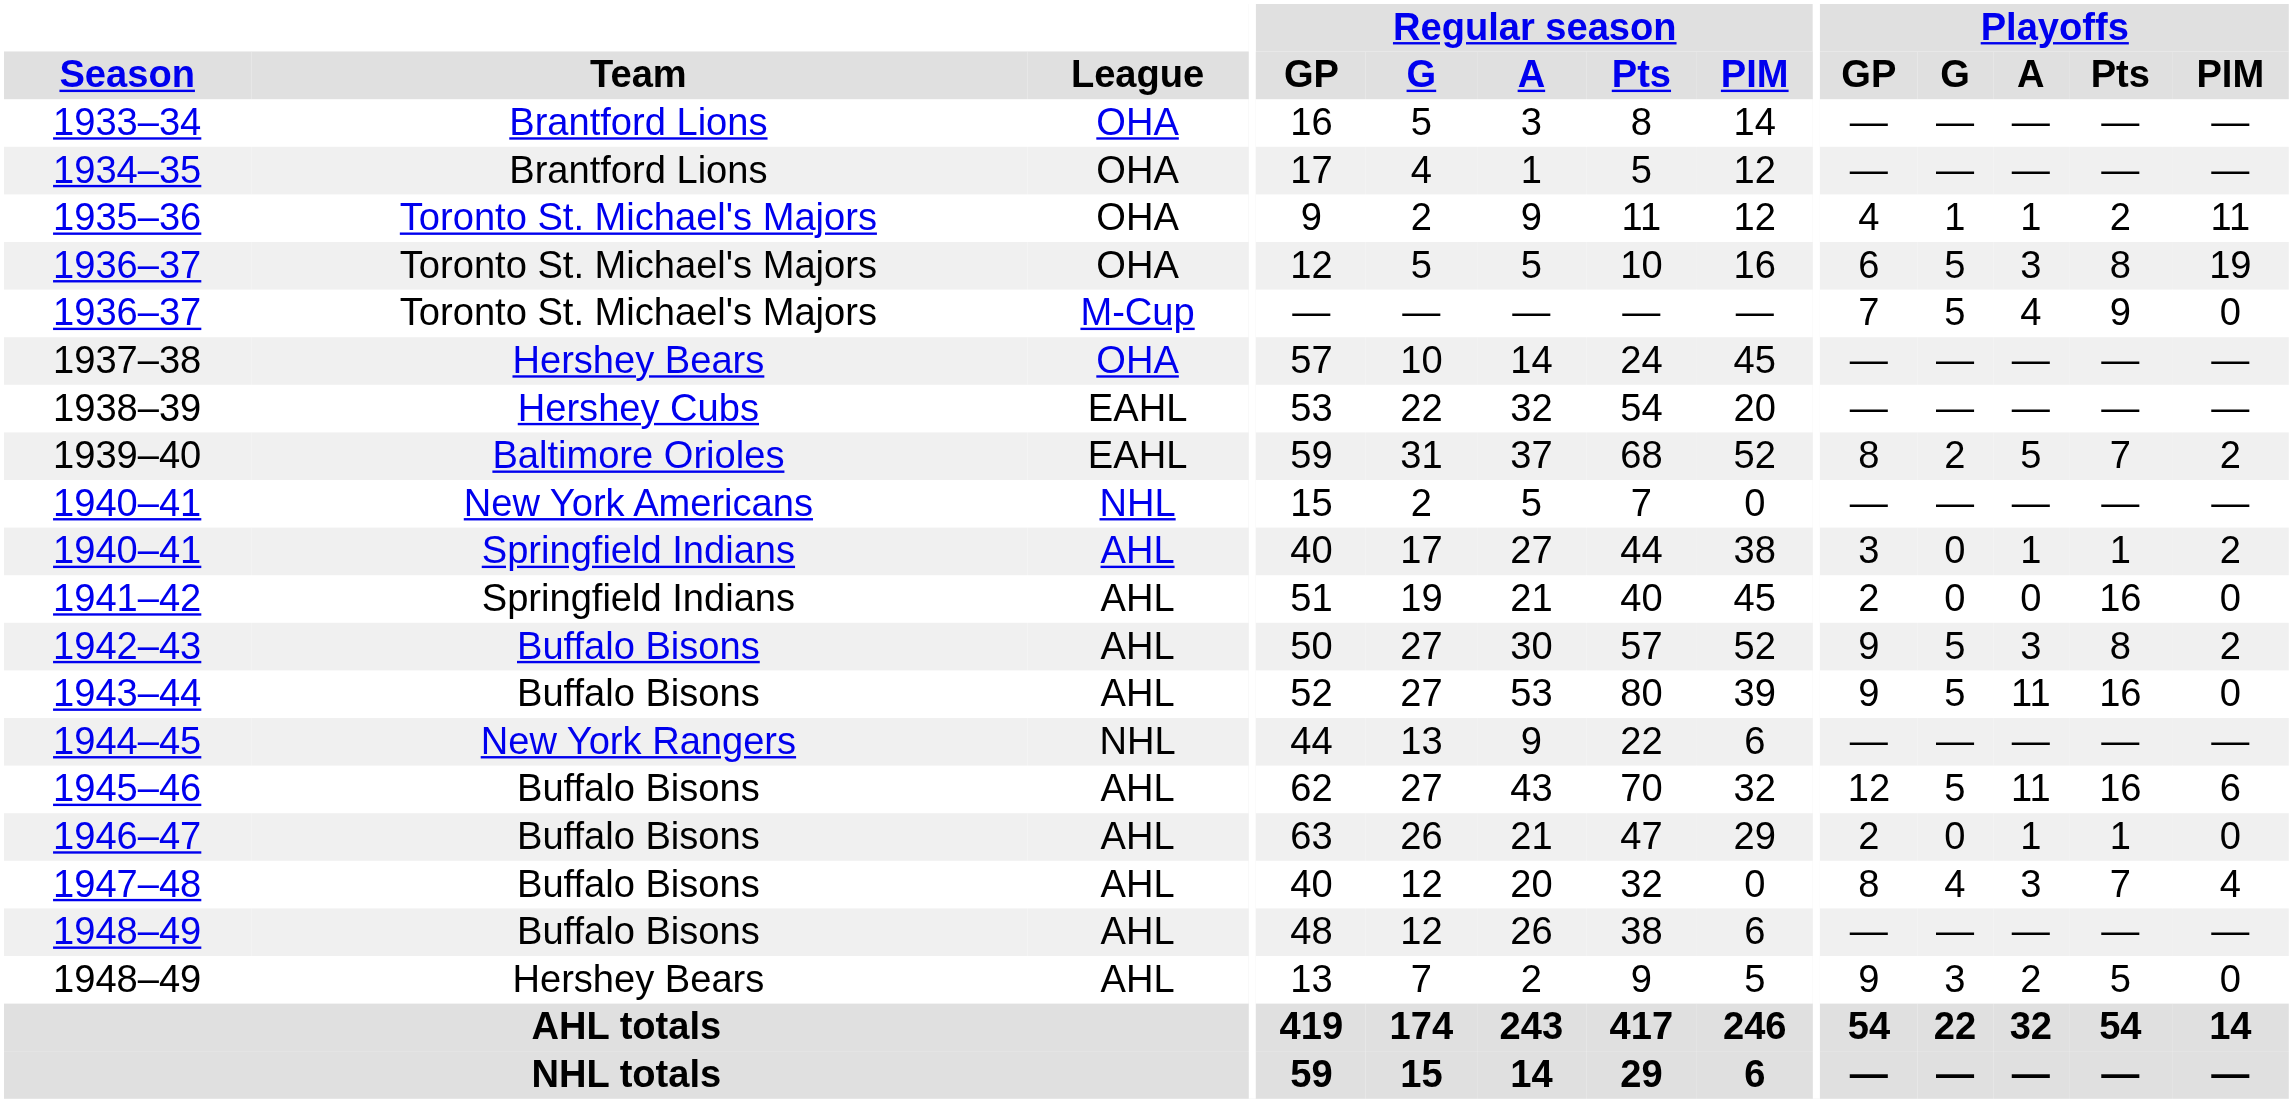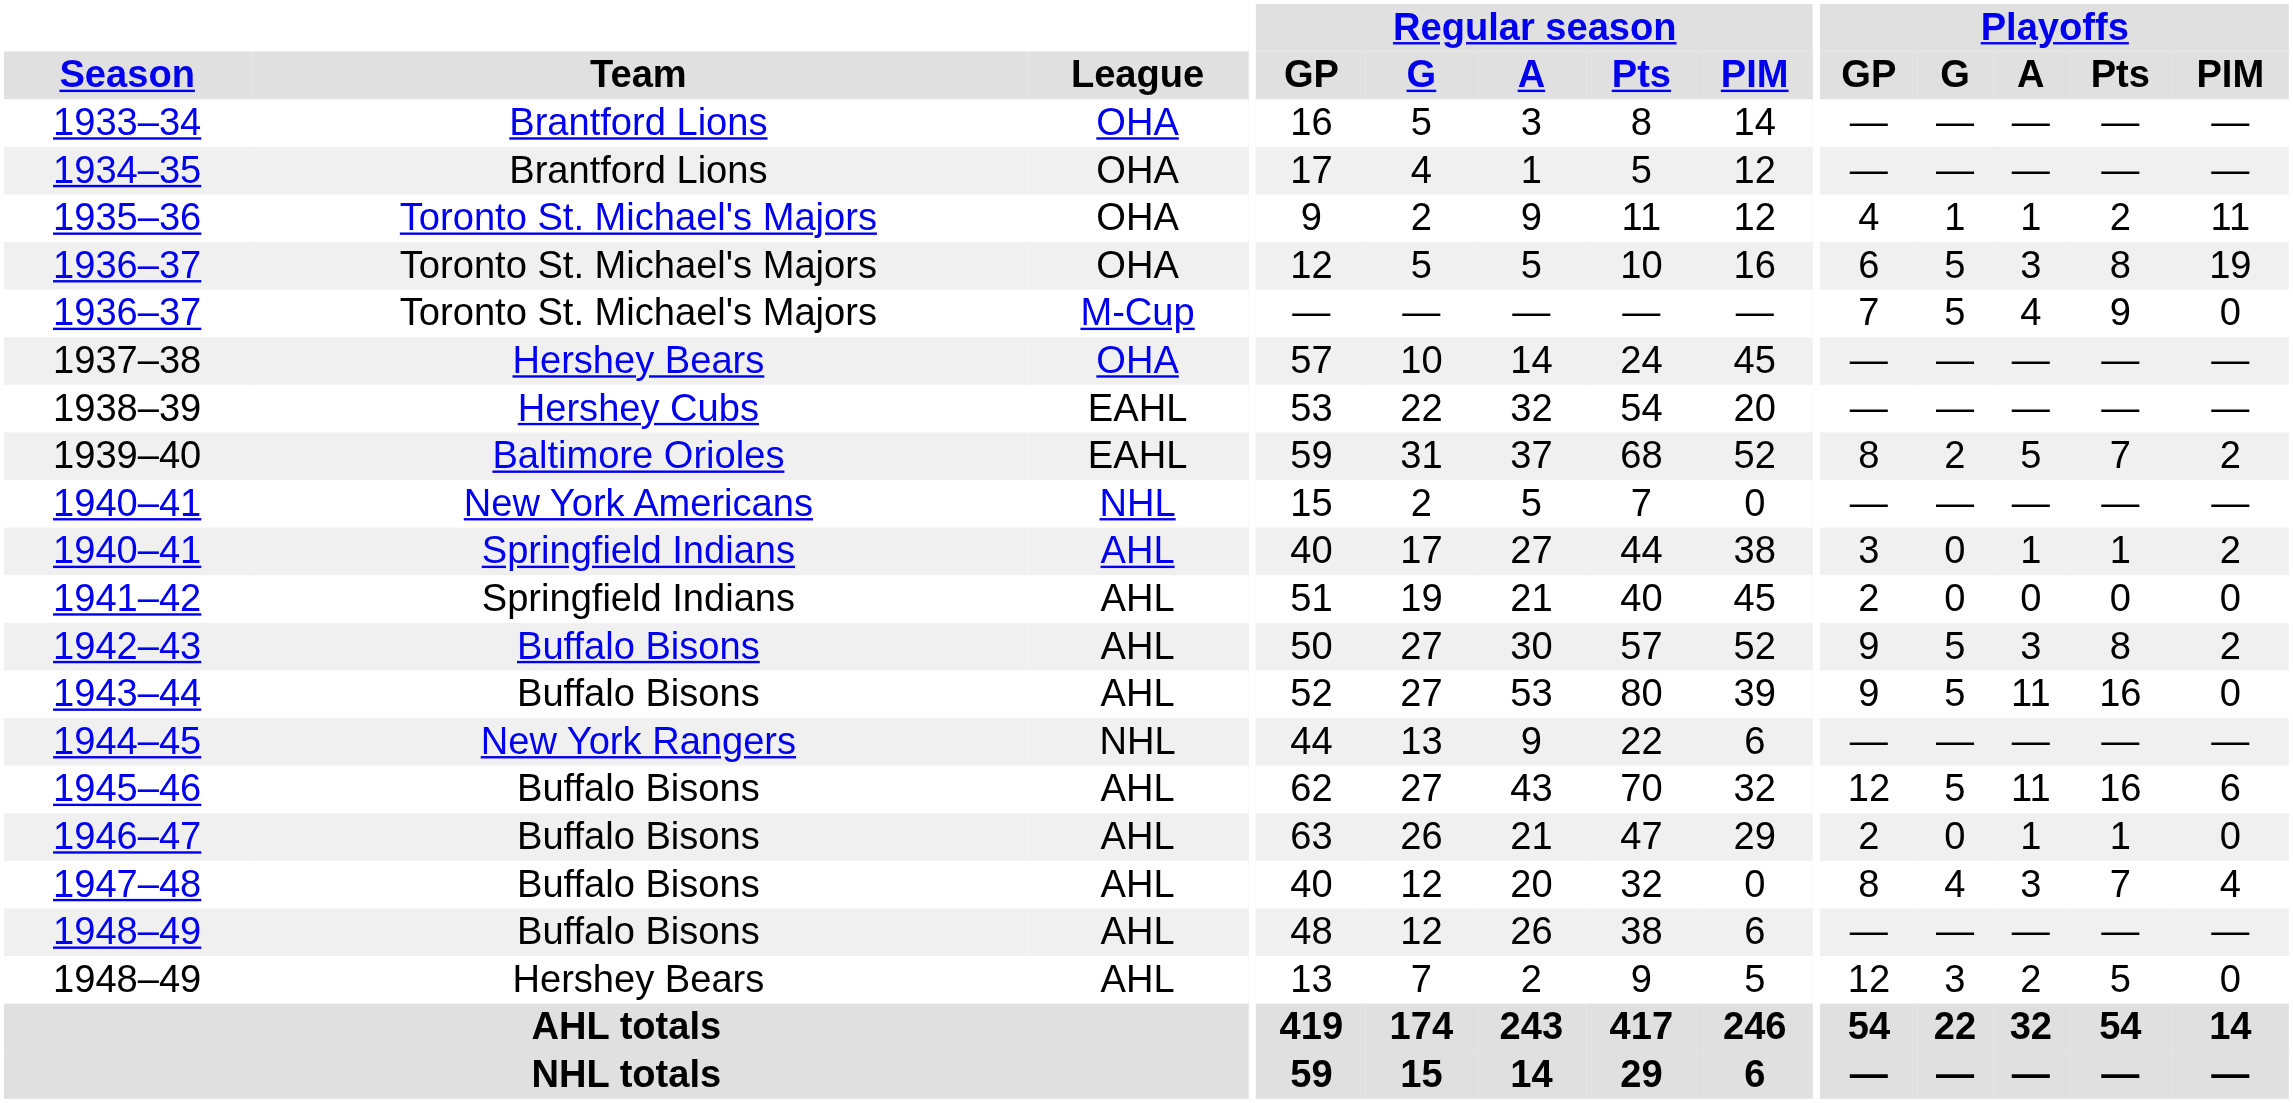(2120, 598) 16 -> (2120, 598) 0
(1869, 979) 9 -> (1869, 979) 12
